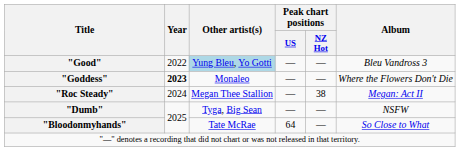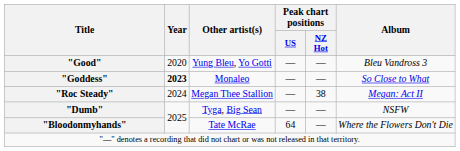(177, 63) 2022 -> (177, 63) 2020
(232, 63) lightblue background -> (232, 63) no background
(396, 79) Where the Flowers Don't Die -> (396, 79) So Close to What
(396, 125) So Close to What -> (396, 125) Where the Flowers Don't Die
